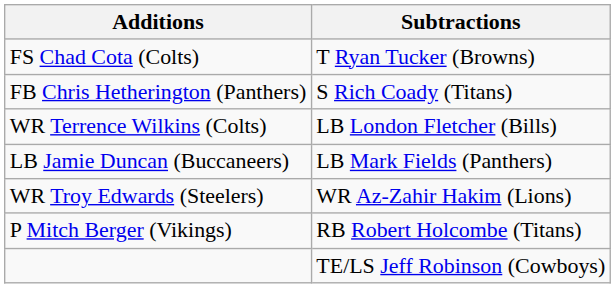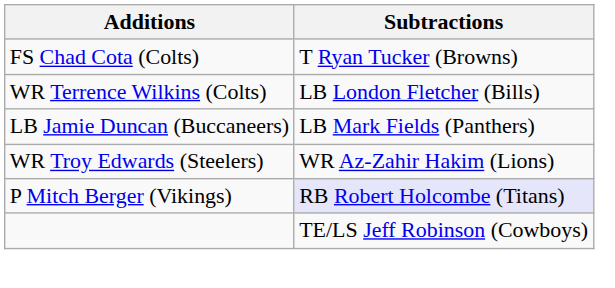- row: (158, 91)
(449, 230) no background -> (432, 195) lavender background
